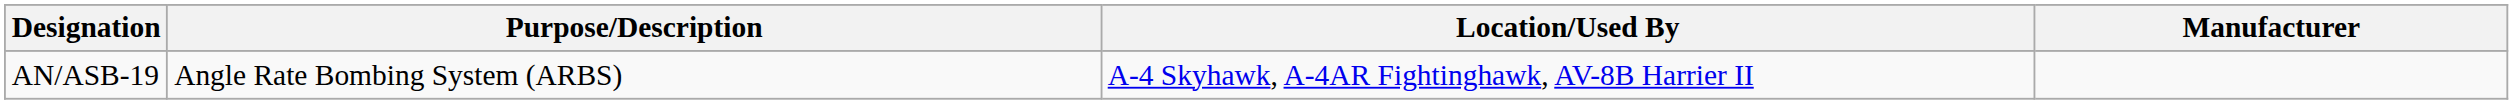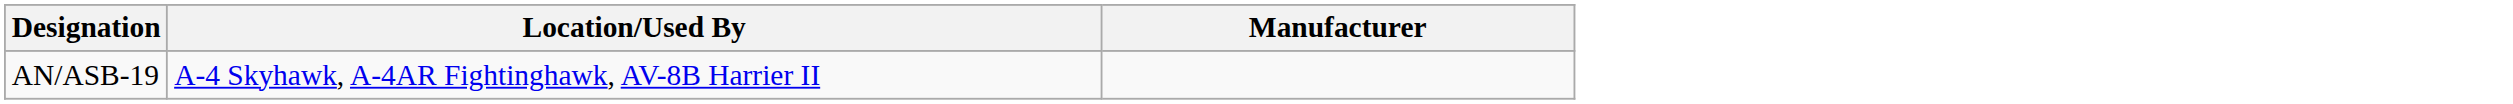- column: (634, 27)
